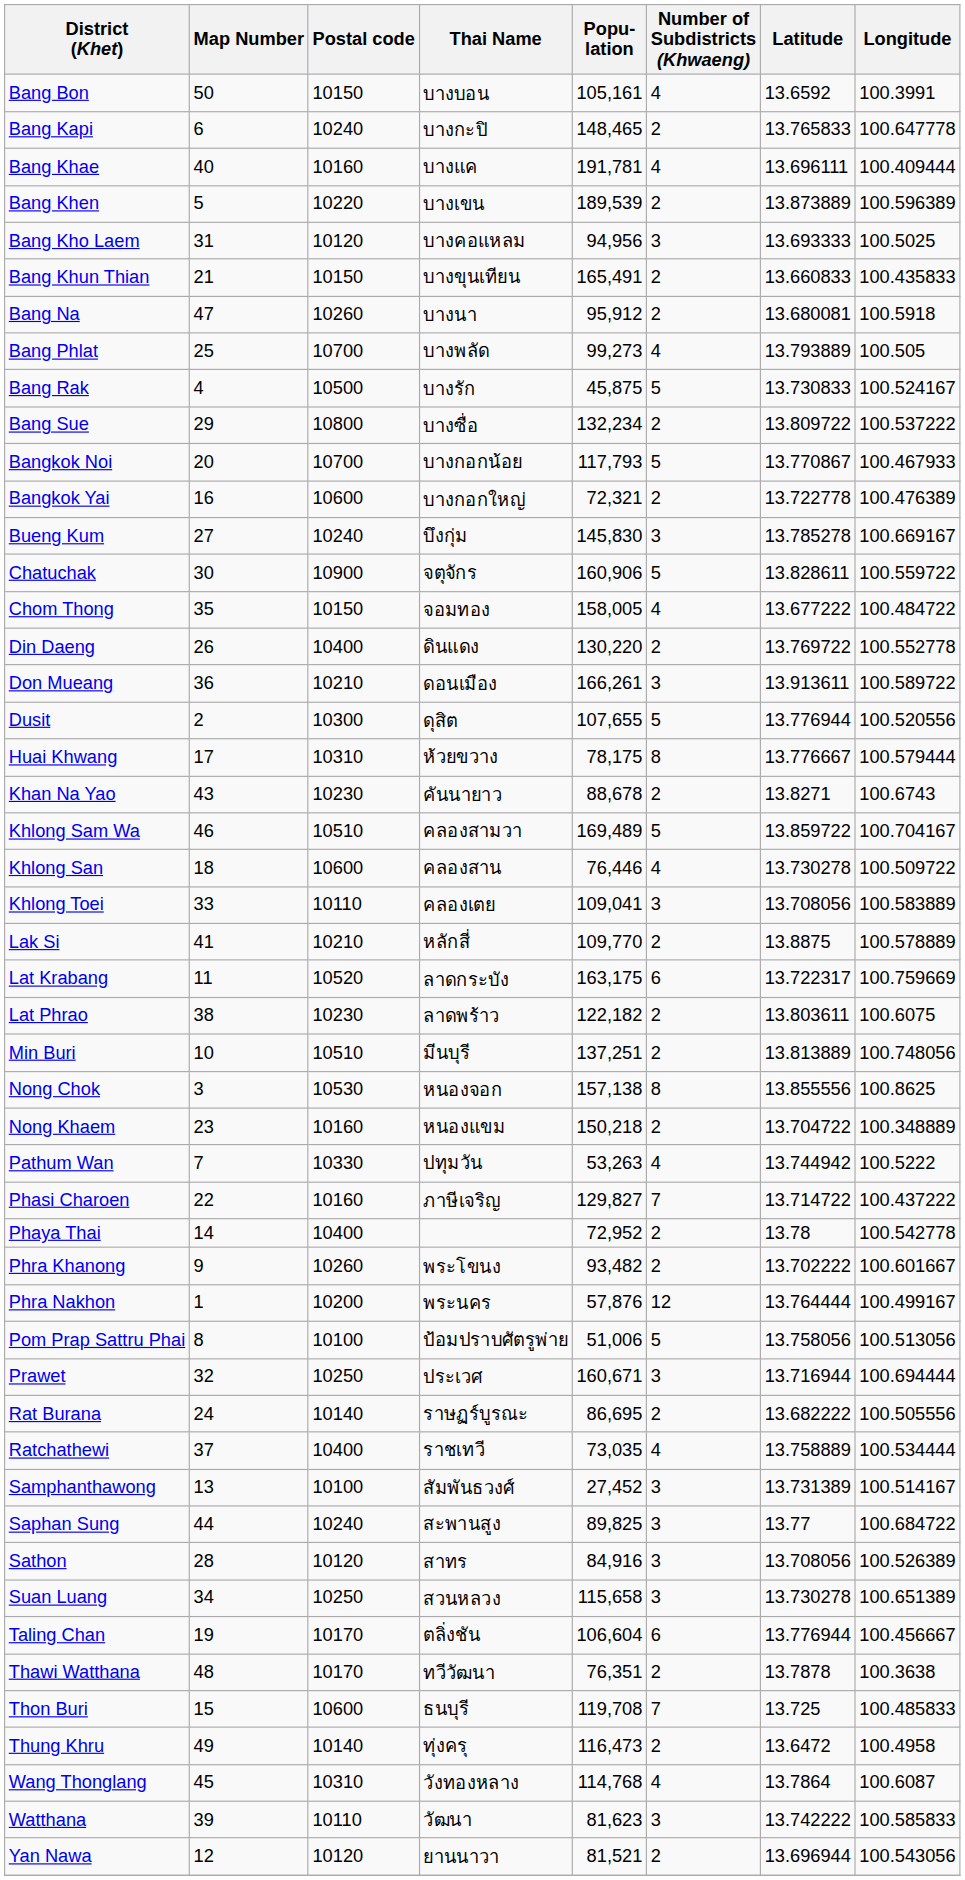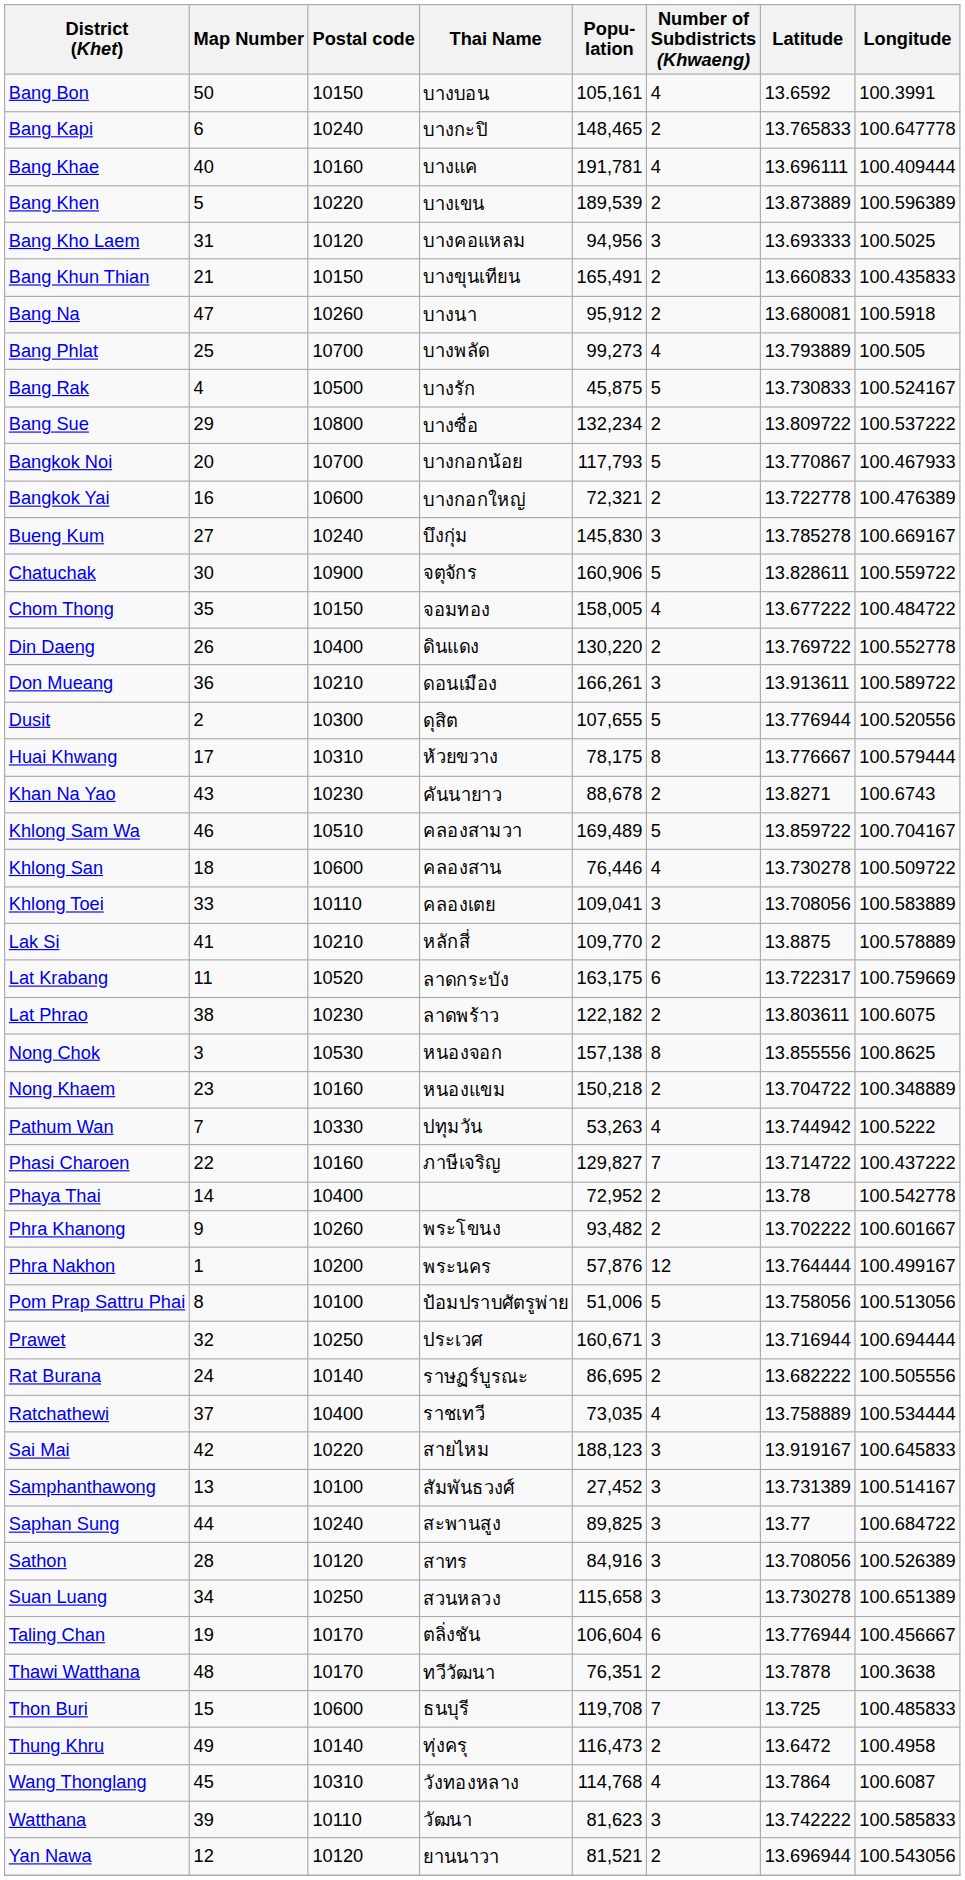- row: (42, 1052)
+ row: (39, 1450)
